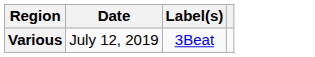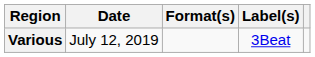+ column: (200, 16)
